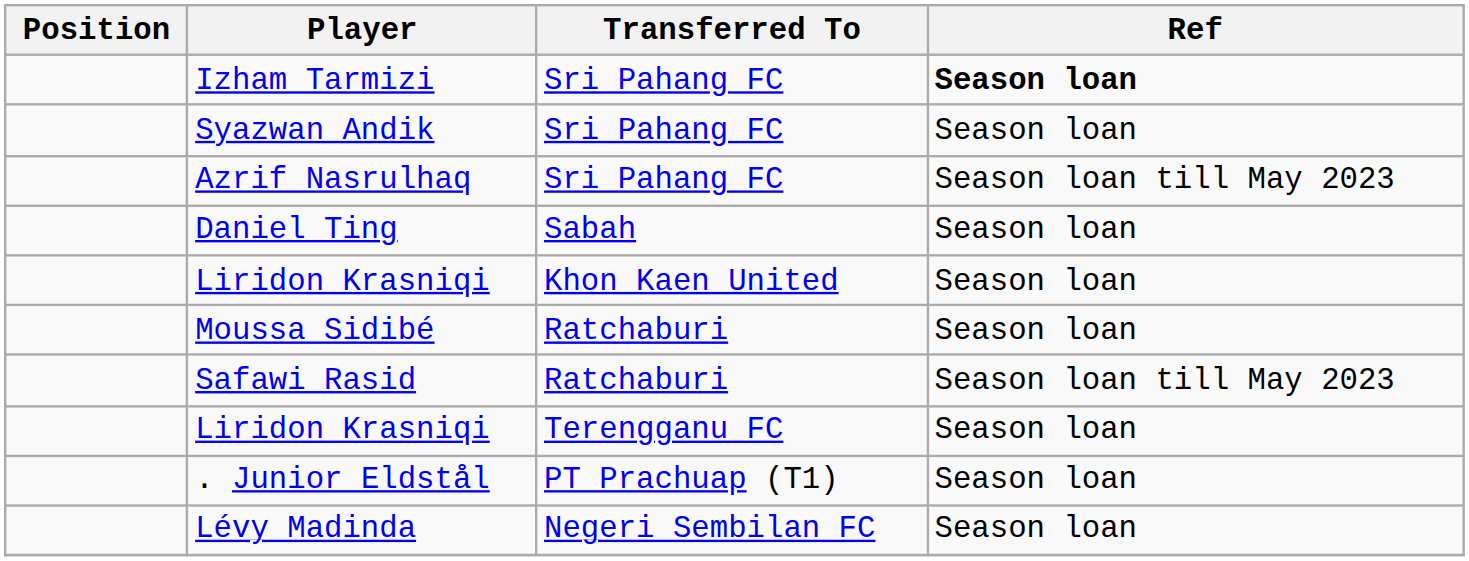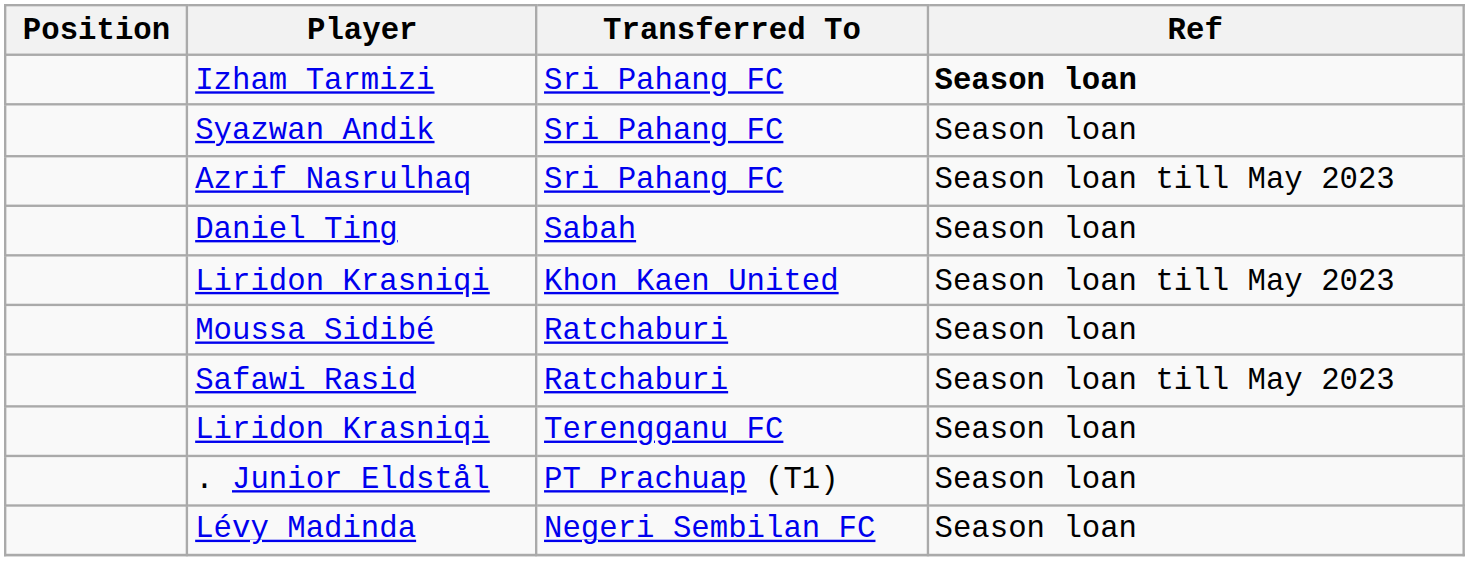(1036, 280) Season loan -> (1165, 280) Season loan till May 2023
